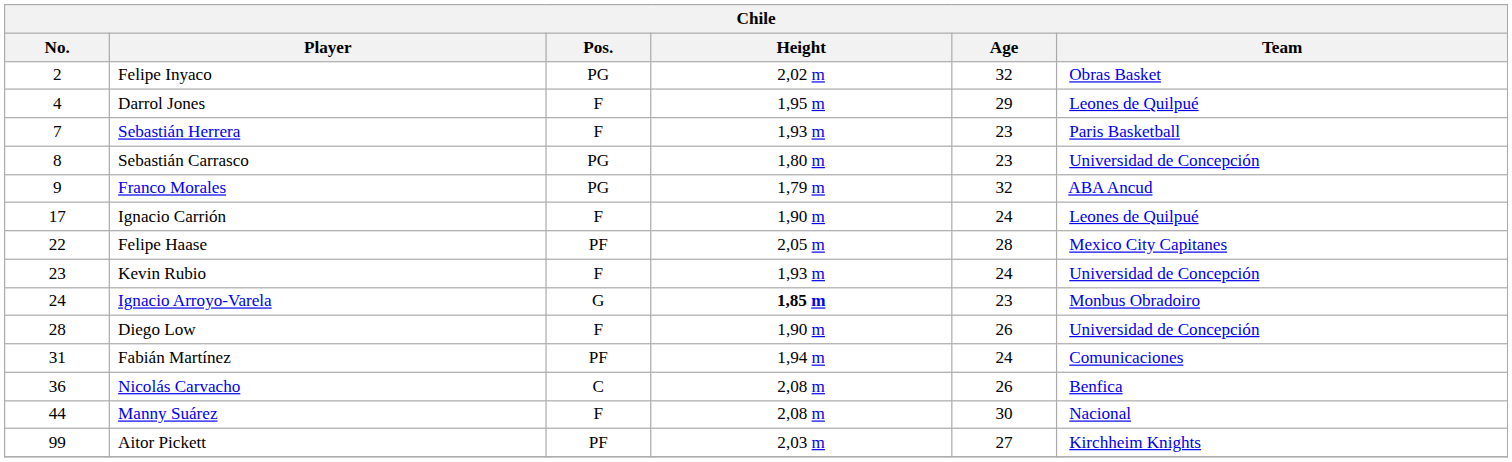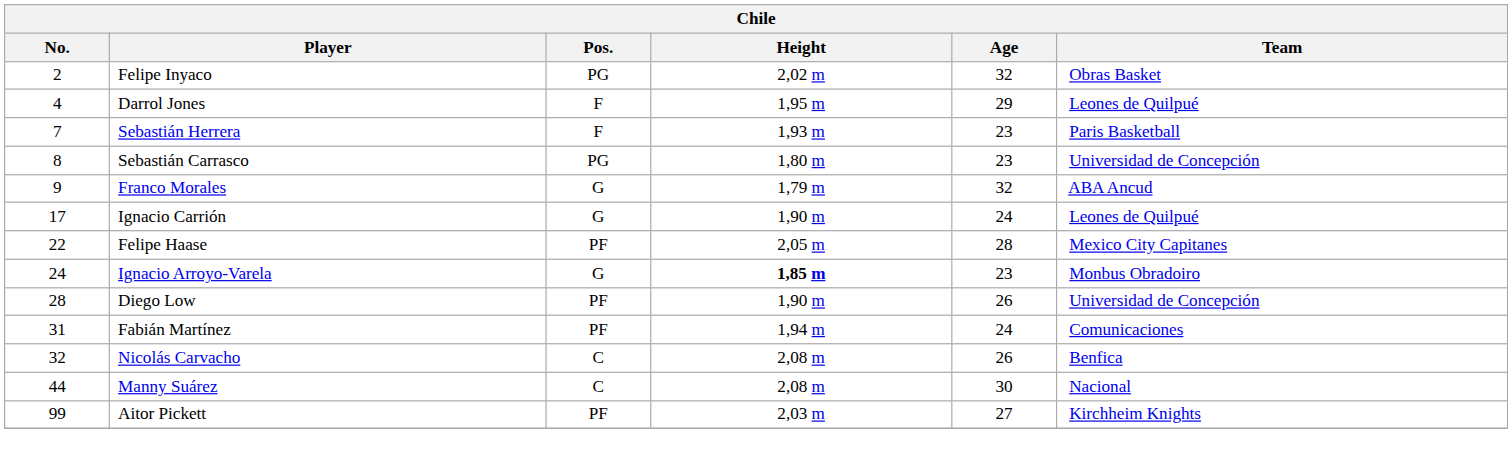(598, 188) PG -> (598, 188) G
(598, 216) F -> (598, 216) G
- row: (160, 273)
(598, 329) F -> (598, 301) PF
(57, 386) 36 -> (57, 358) 32
(598, 414) F -> (598, 386) C
